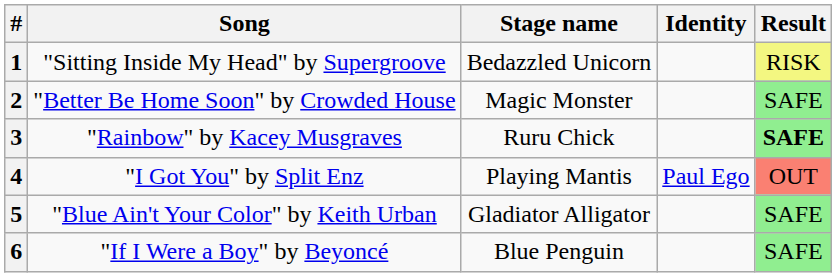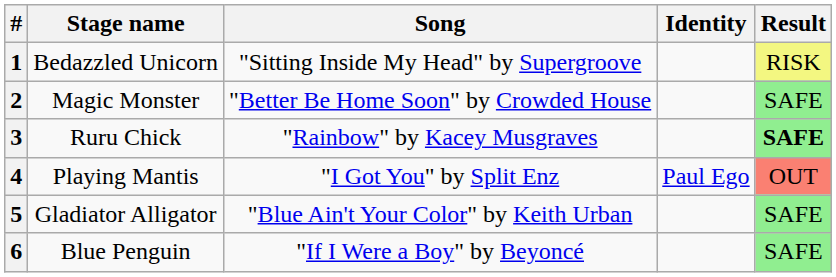columns swapped: (559, 23) <-> (244, 23)
